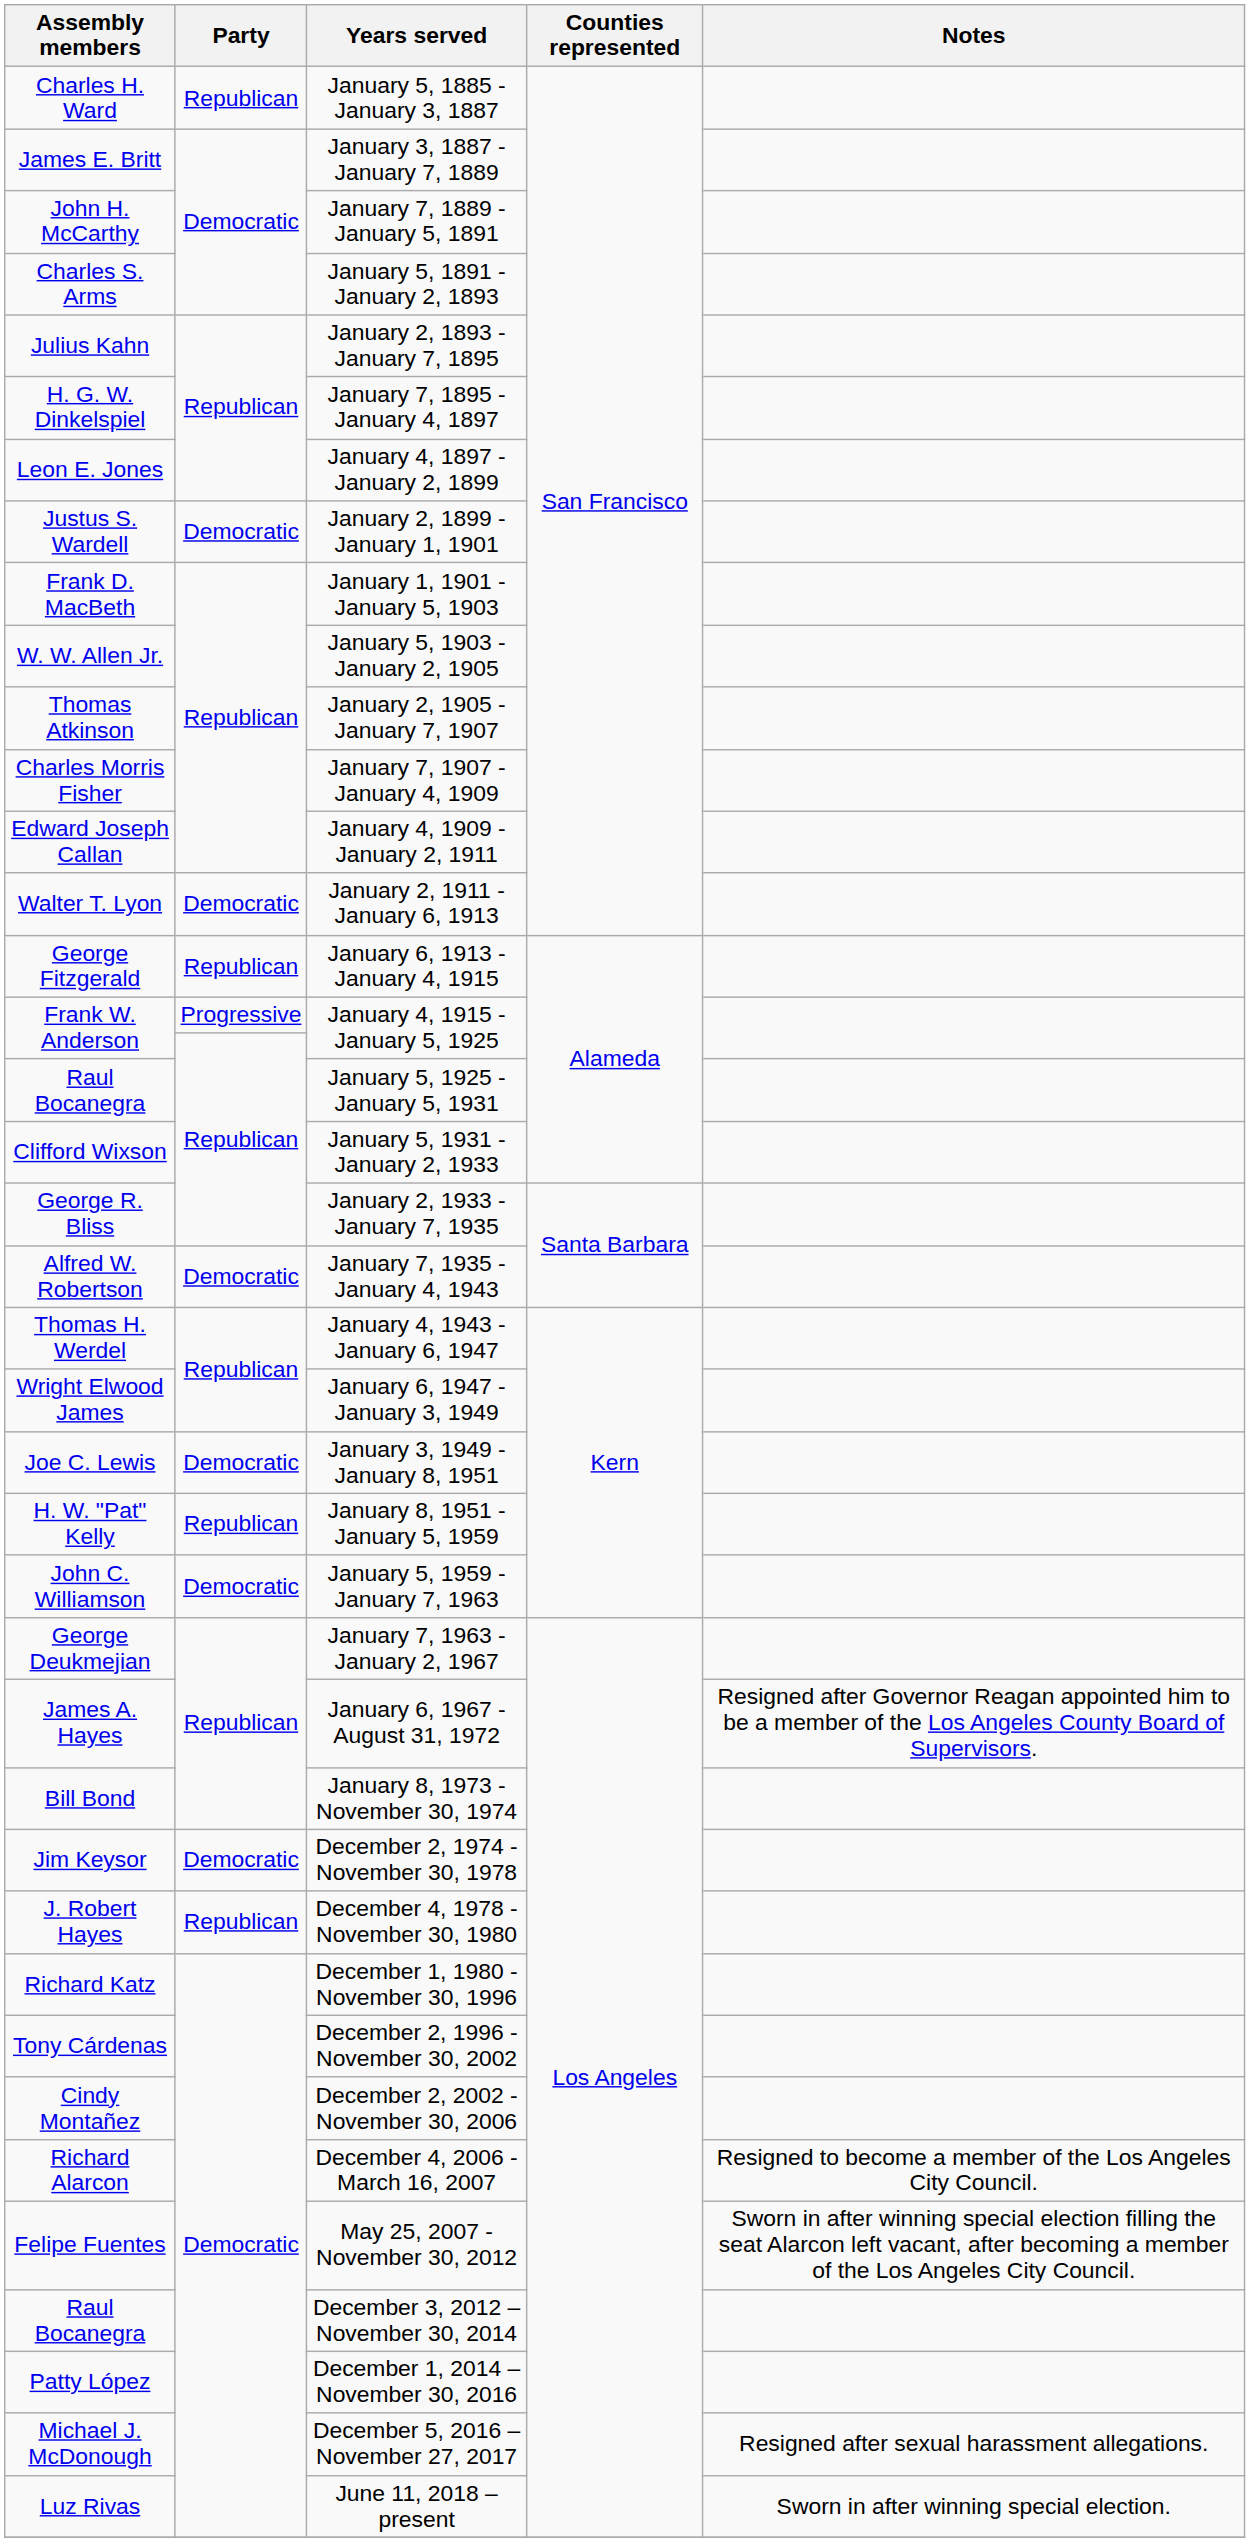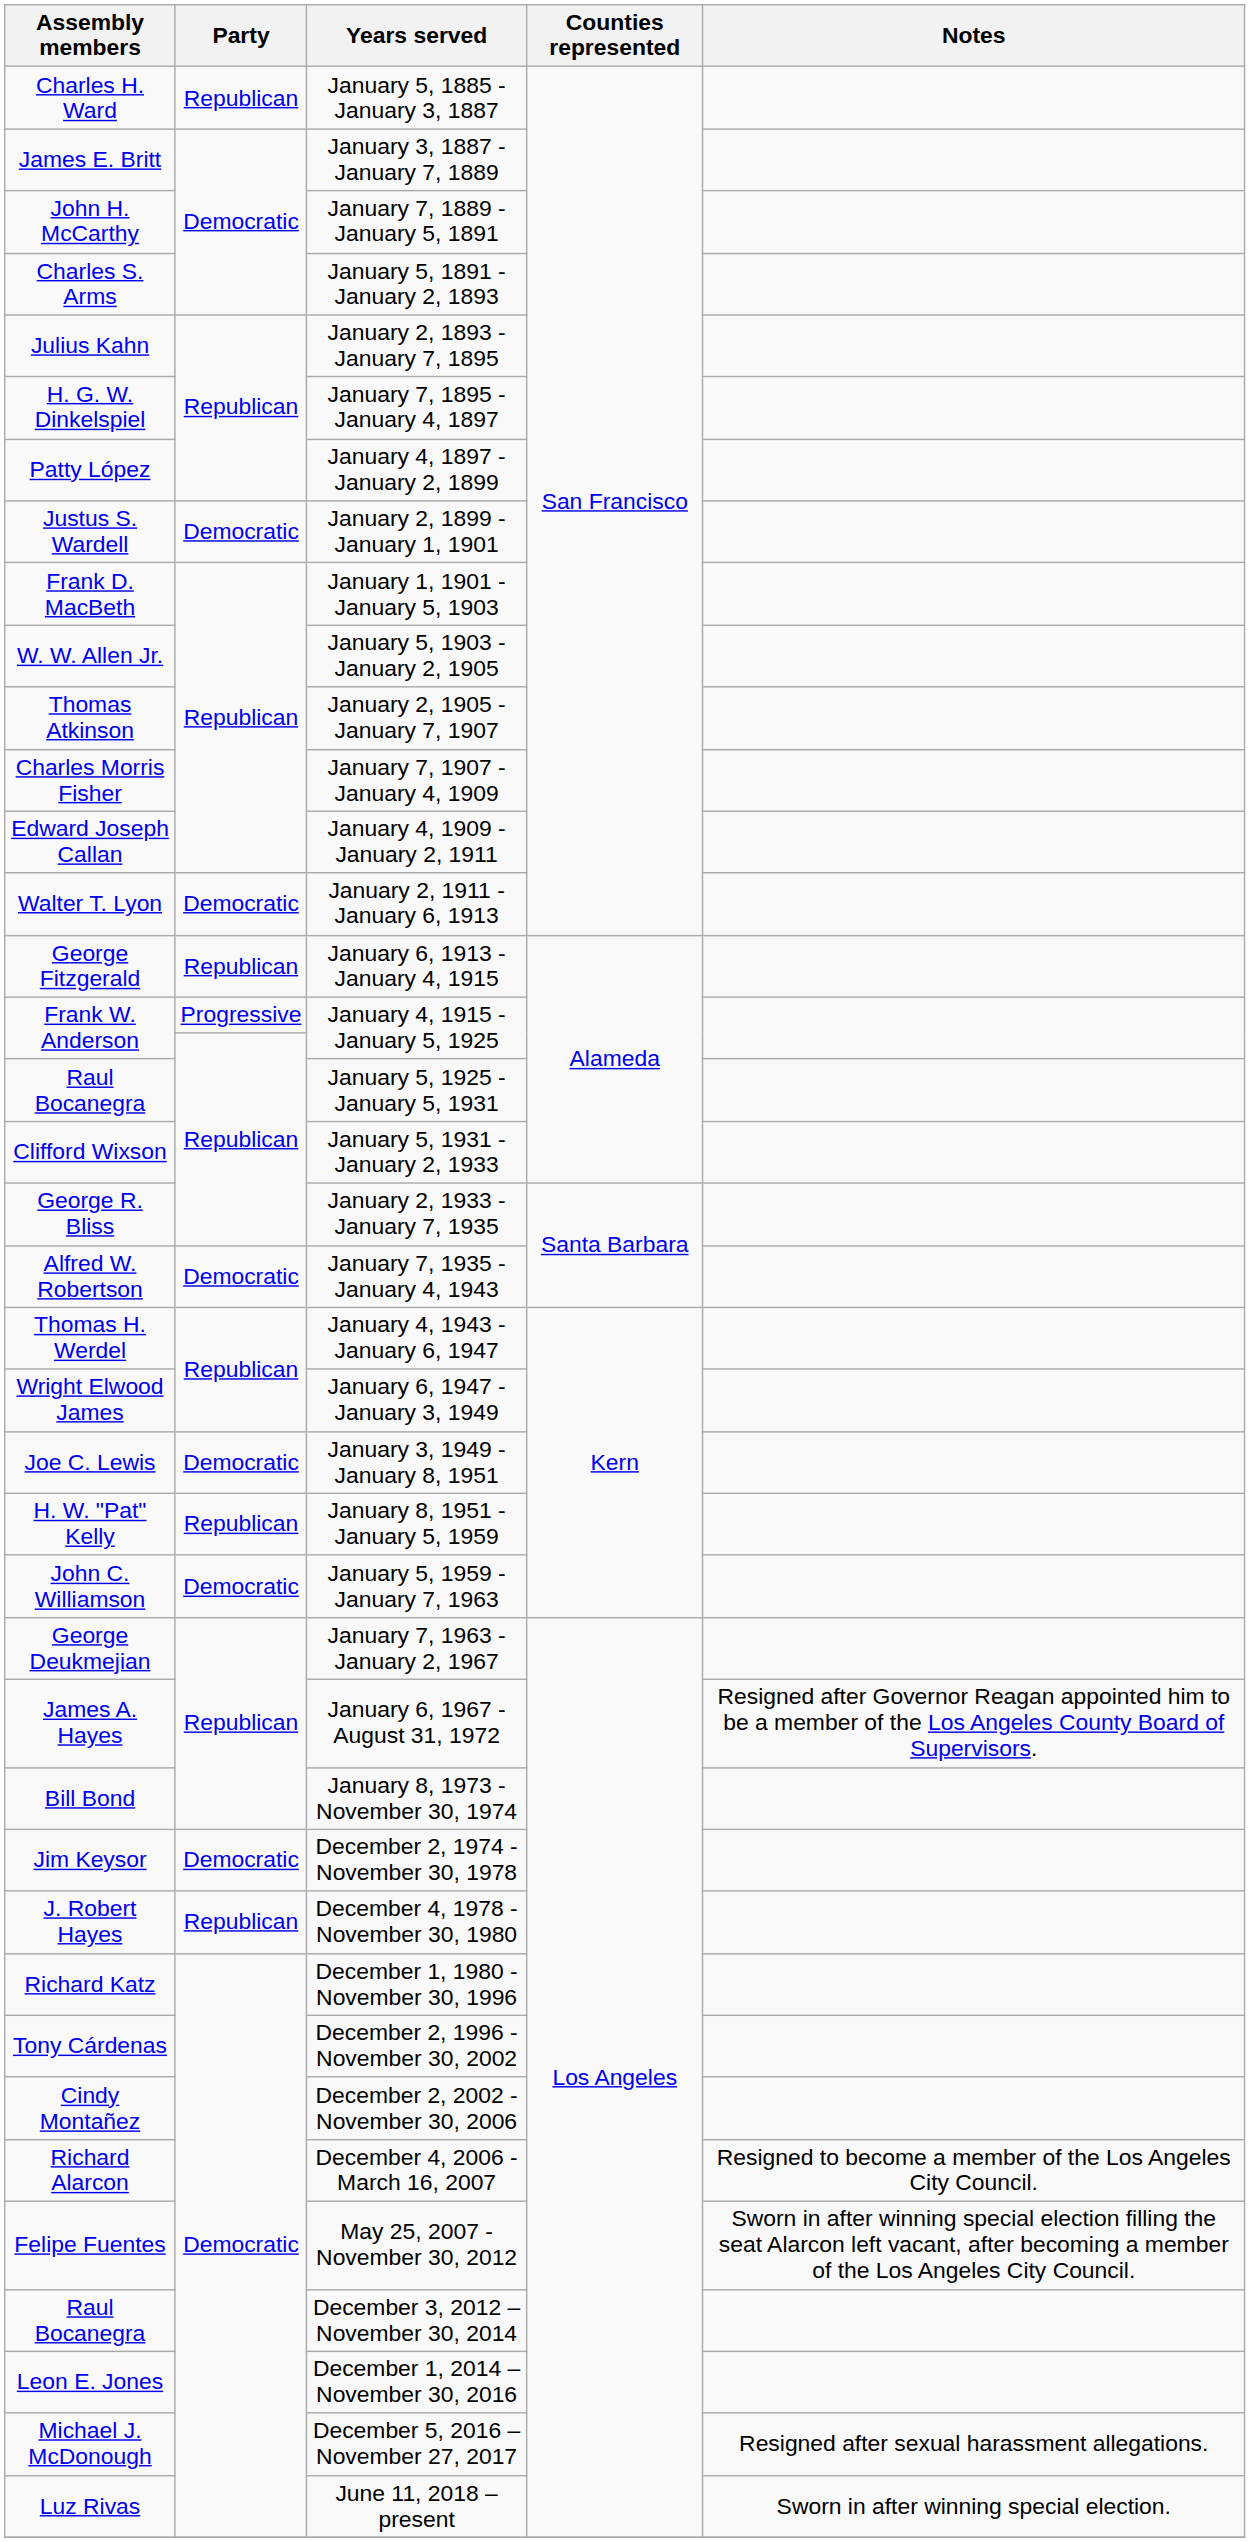(90, 469) Leon E. Jones -> (90, 469) Patty López
(90, 2381) Patty López -> (90, 2381) Leon E. Jones
